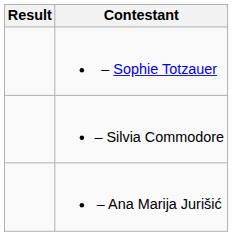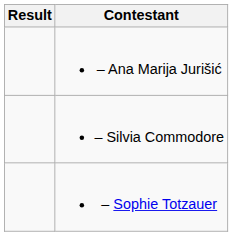rows swapped: (141, 205) <-> (141, 69)
